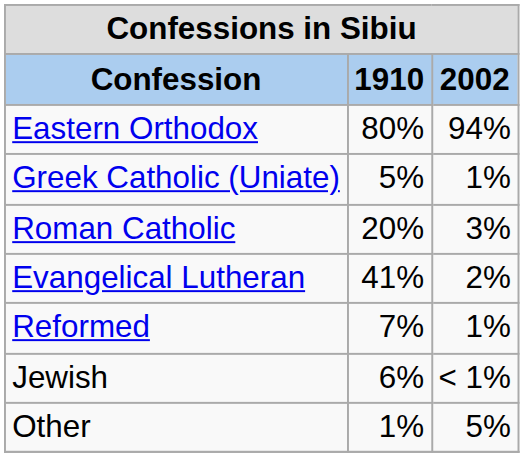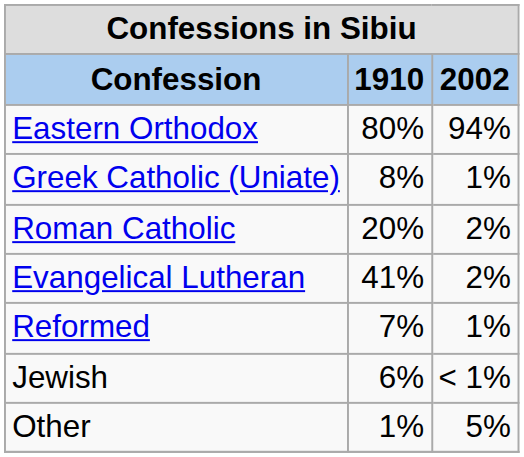(401, 178) 5% -> (401, 178) 8%
(488, 228) 3% -> (488, 228) 2%
